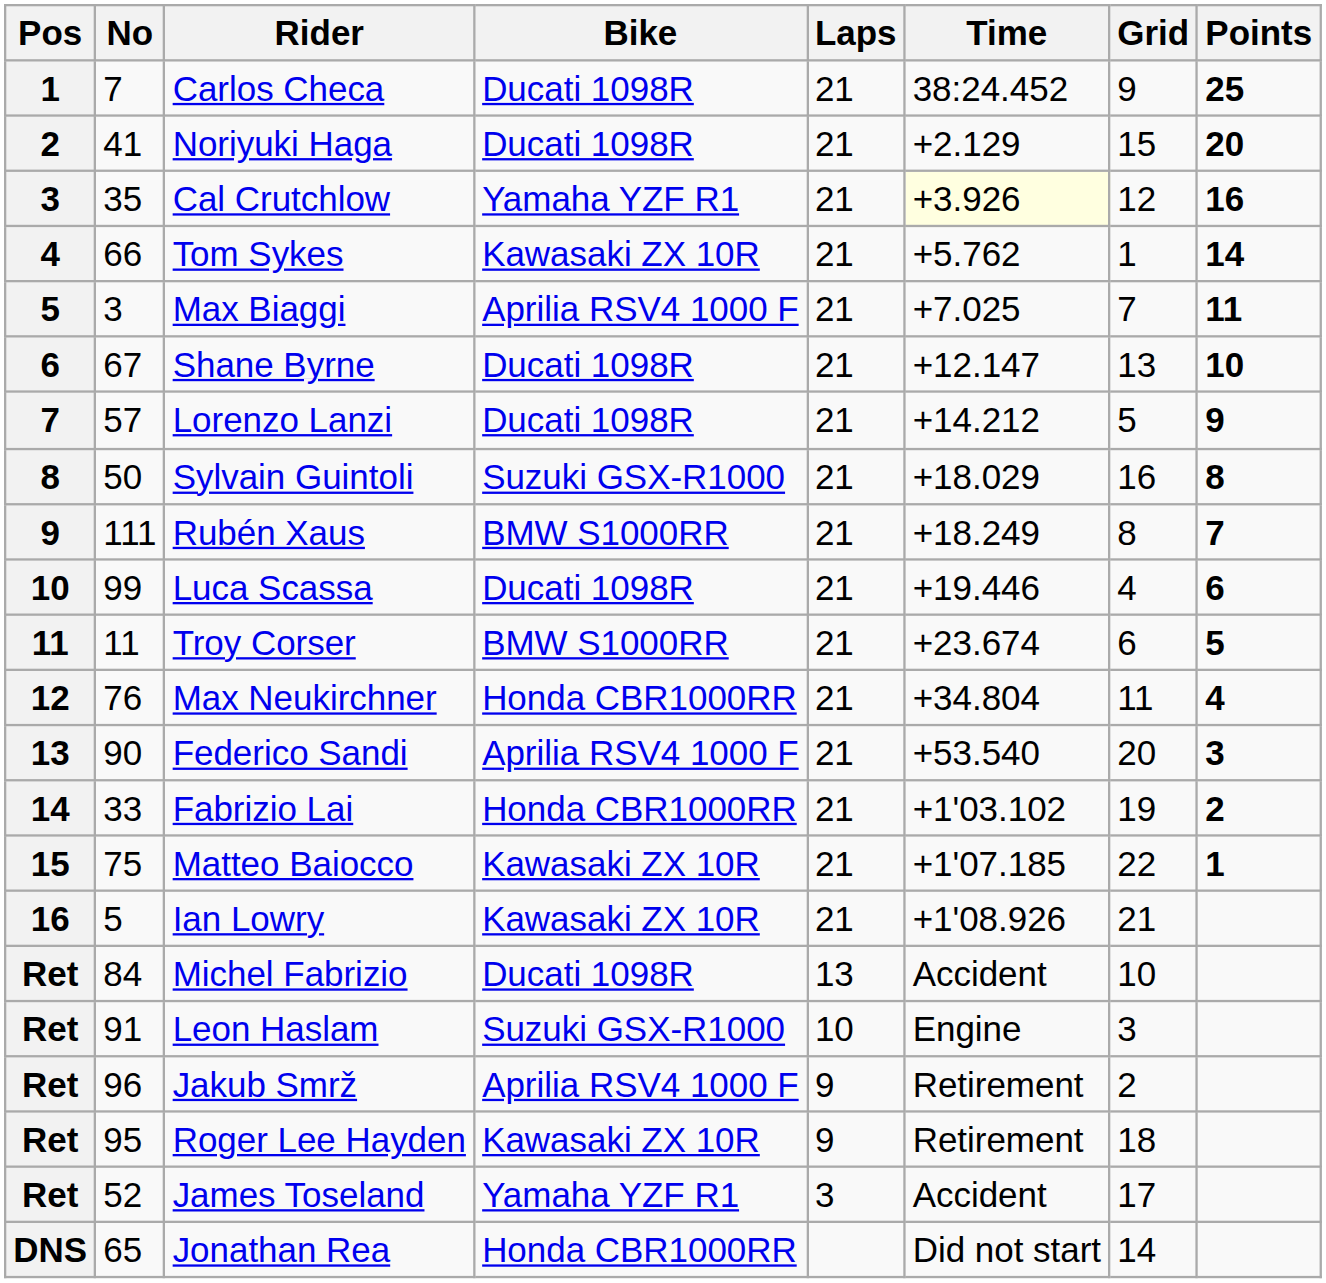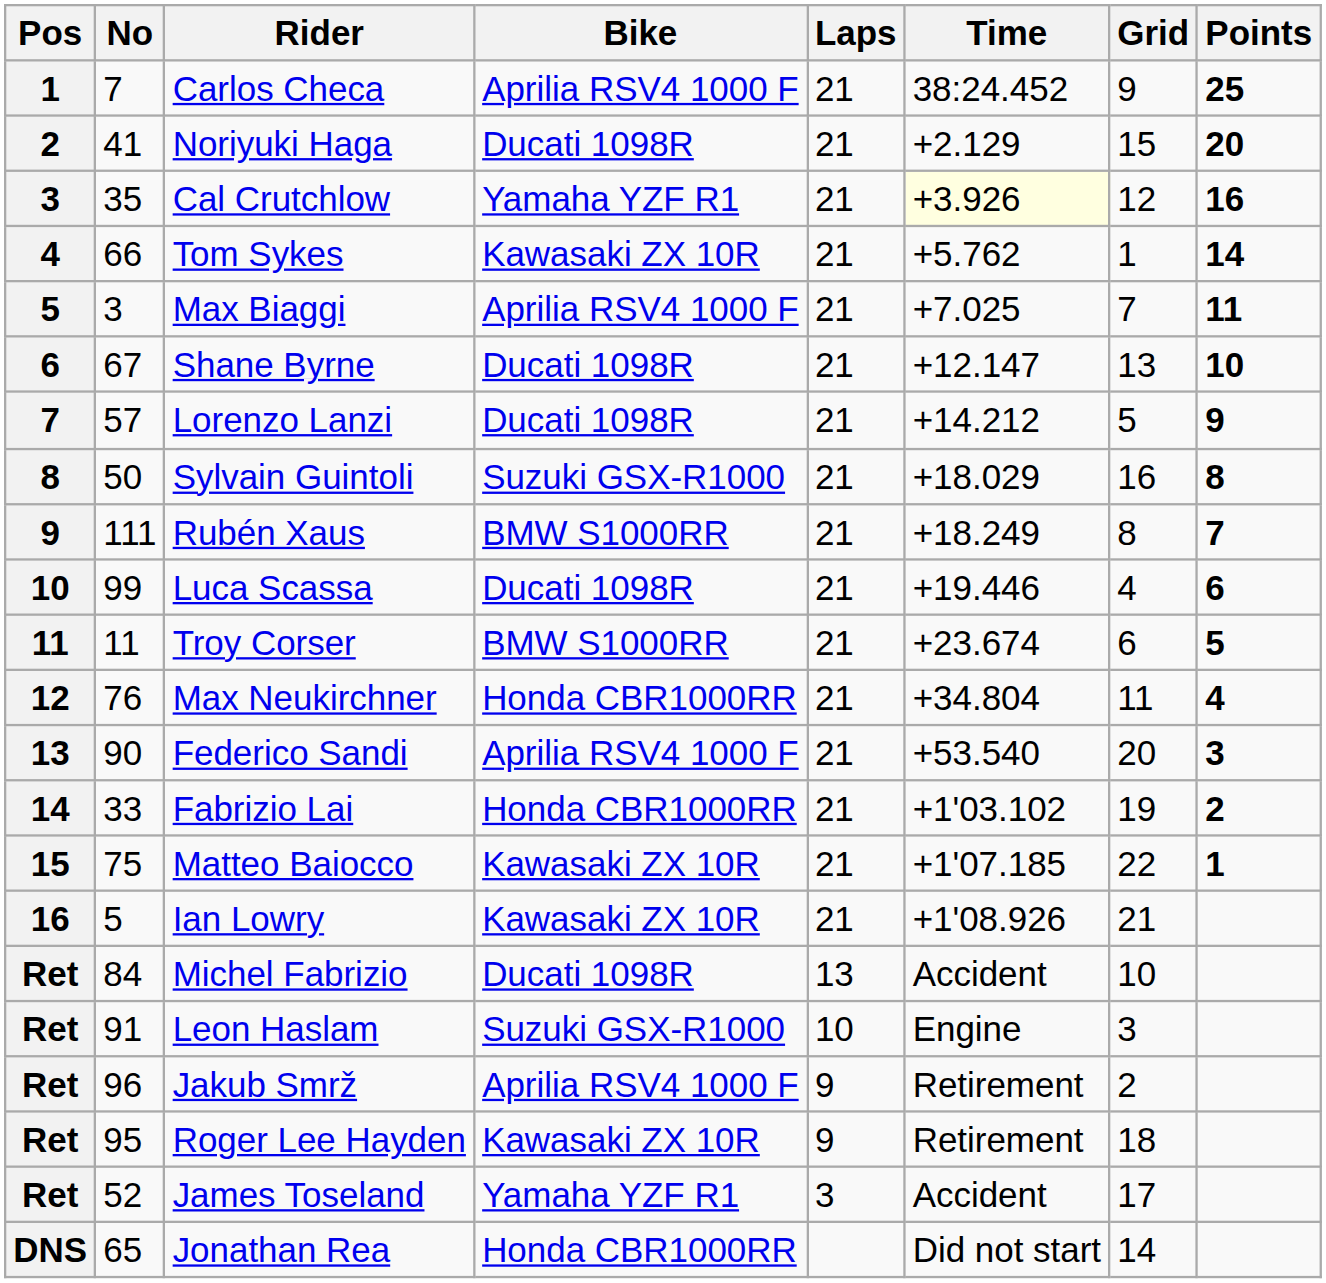(588, 88) Ducati 1098R -> (640, 88) Aprilia RSV4 1000 F
